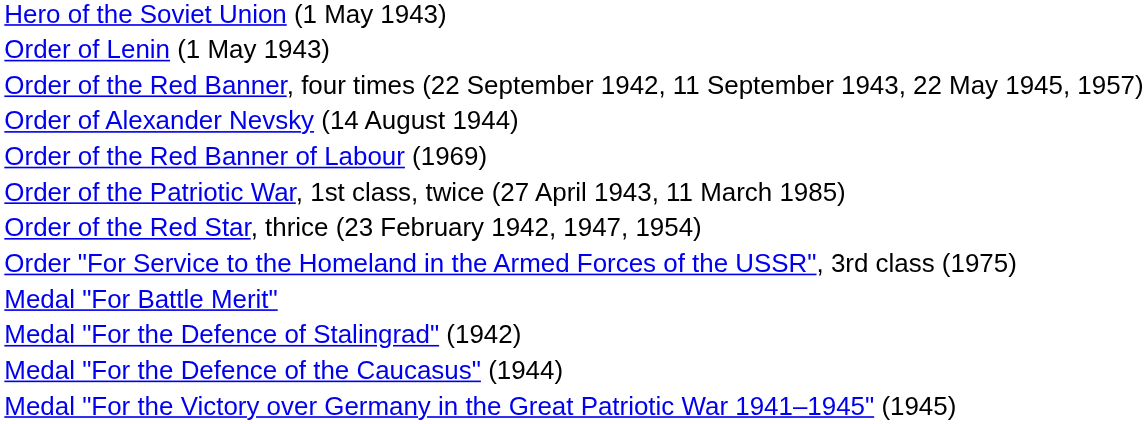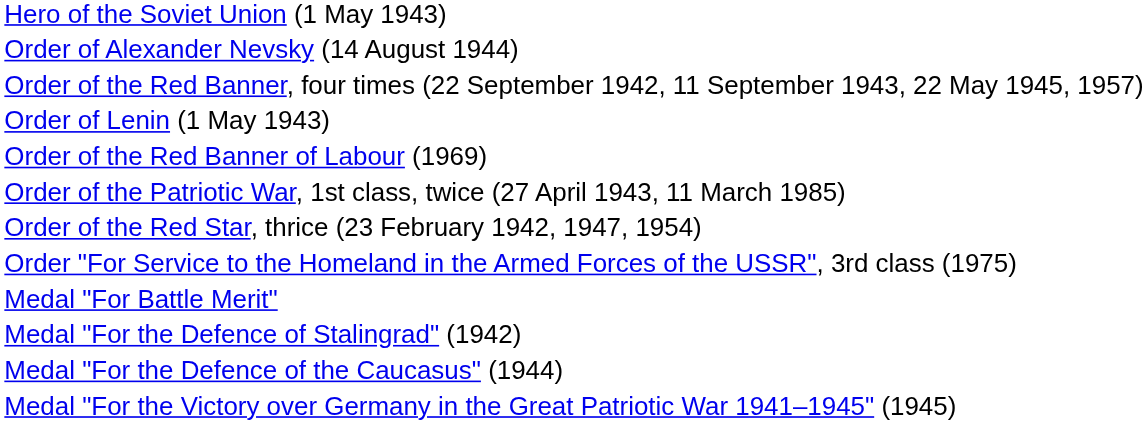rows swapped: (167, 49) <-> (262, 121)
